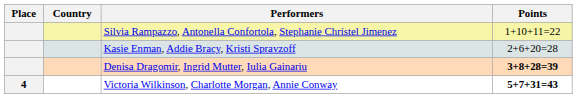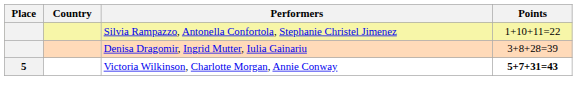- row: (200, 49)
(533, 67) bold -> (533, 49) normal
(24, 85) 4 -> (24, 67) 5
